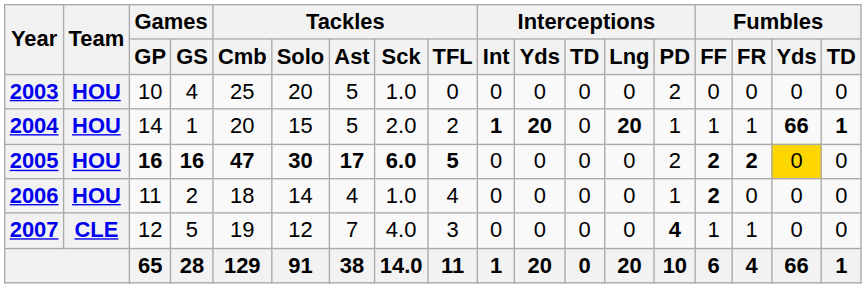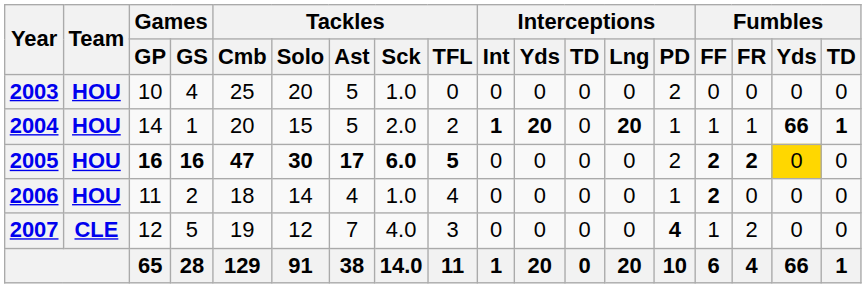(752, 230) 1 -> (752, 230) 2
